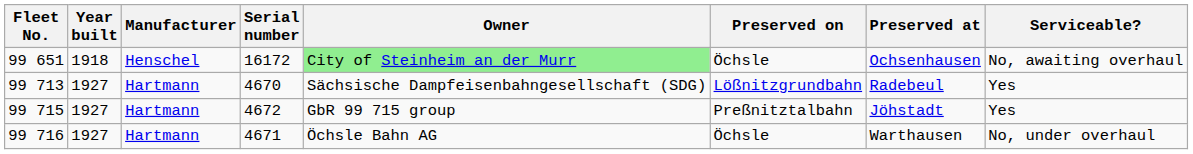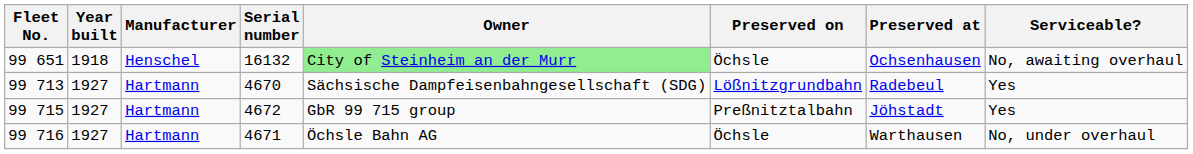(267, 60) 16172 -> (267, 60) 16132
